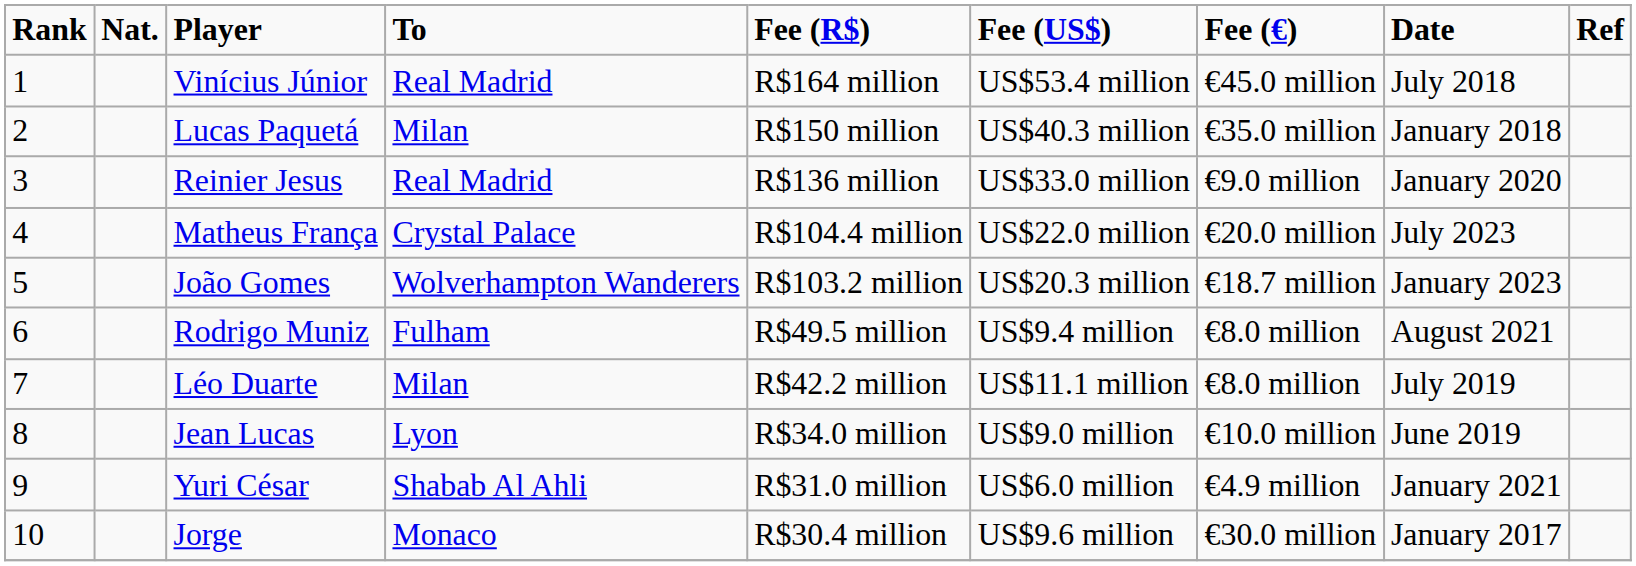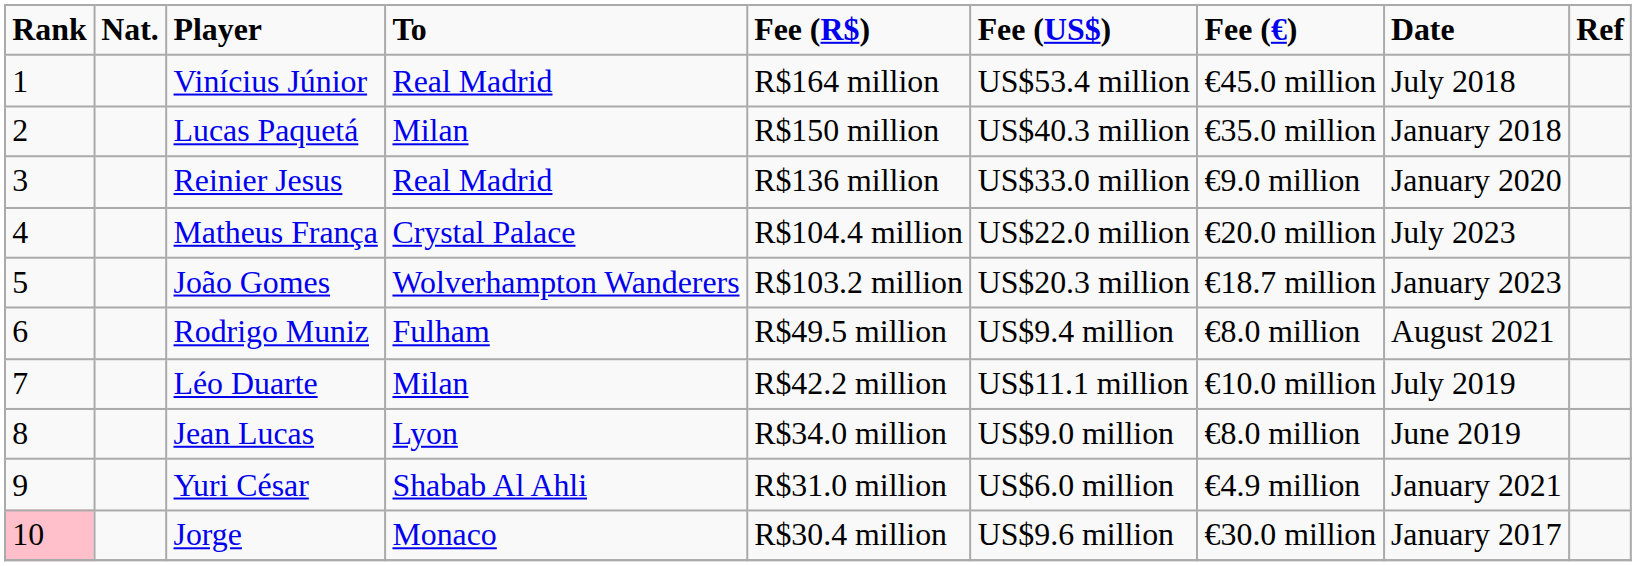(1282, 383) €8.0 million -> (1290, 383) €10.0 million
(1290, 433) €10.0 million -> (1282, 433) €8.0 million
(28, 534) no background -> (28, 534) pink background
